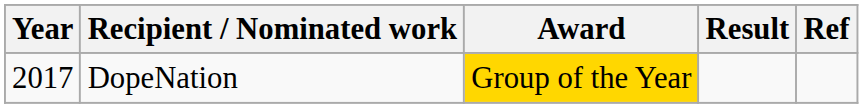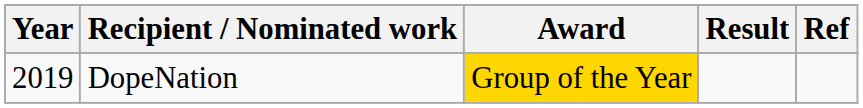(43, 77) 2017 -> (43, 77) 2019
